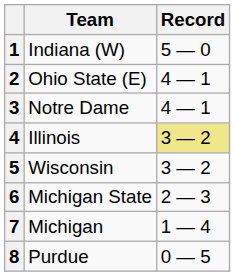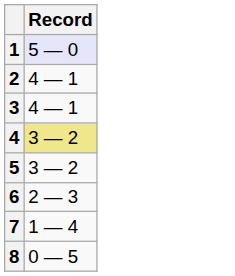- column: (90, 20)
(186, 49) no background -> (53, 49) lavender background
